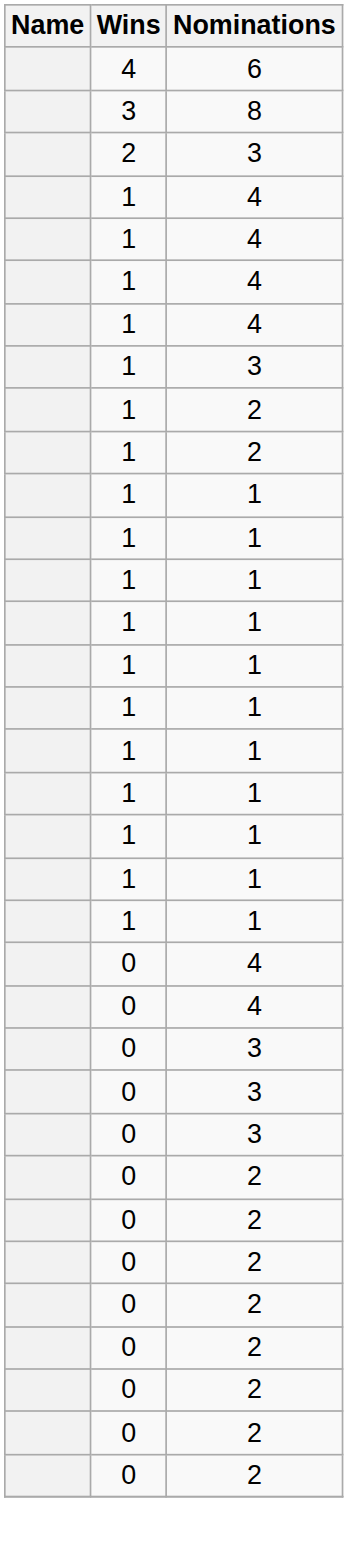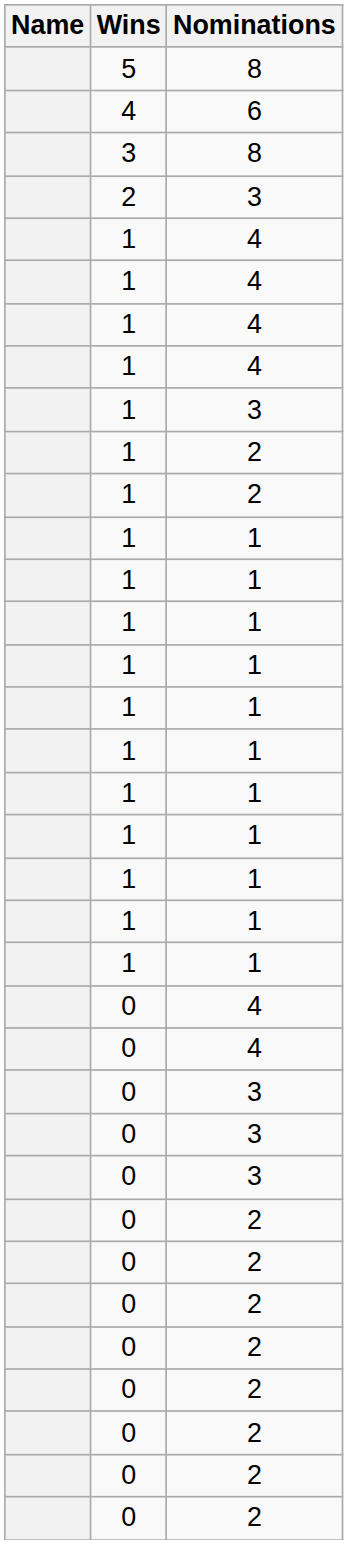+ row: (129, 68)
